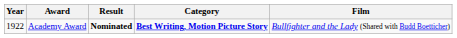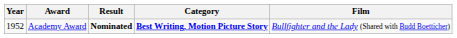(15, 26) 1922 -> (15, 26) 1952
